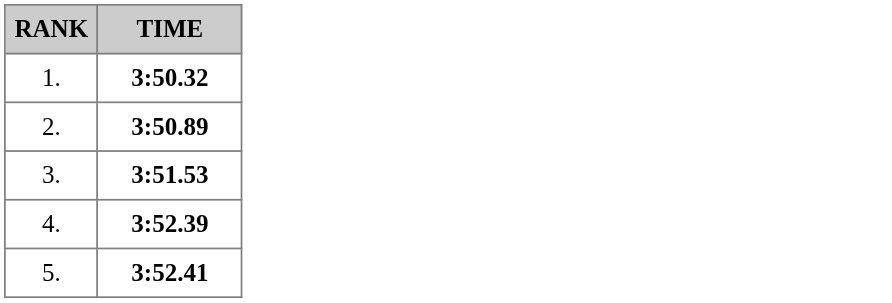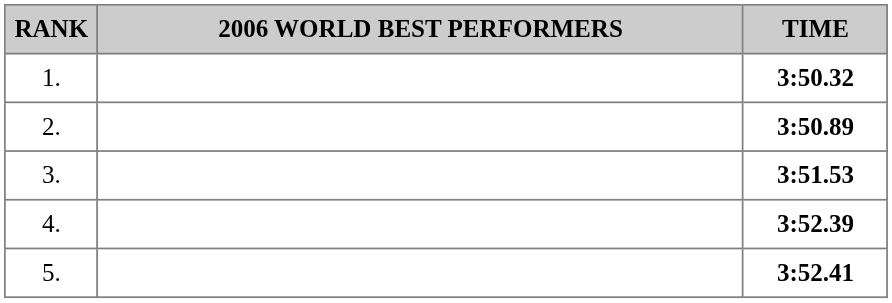+ column: (421, 28)
